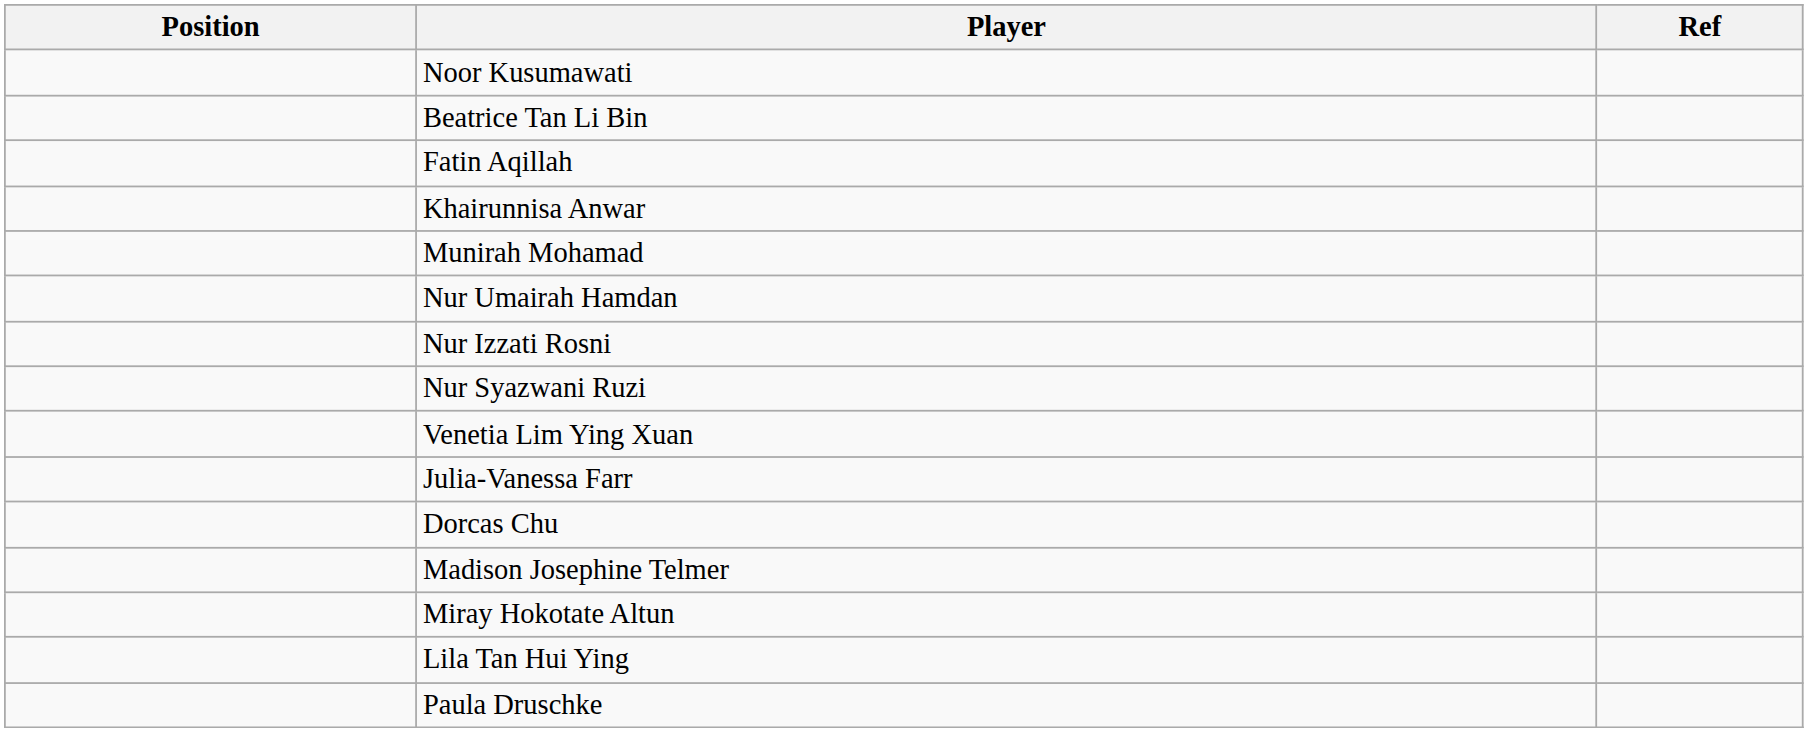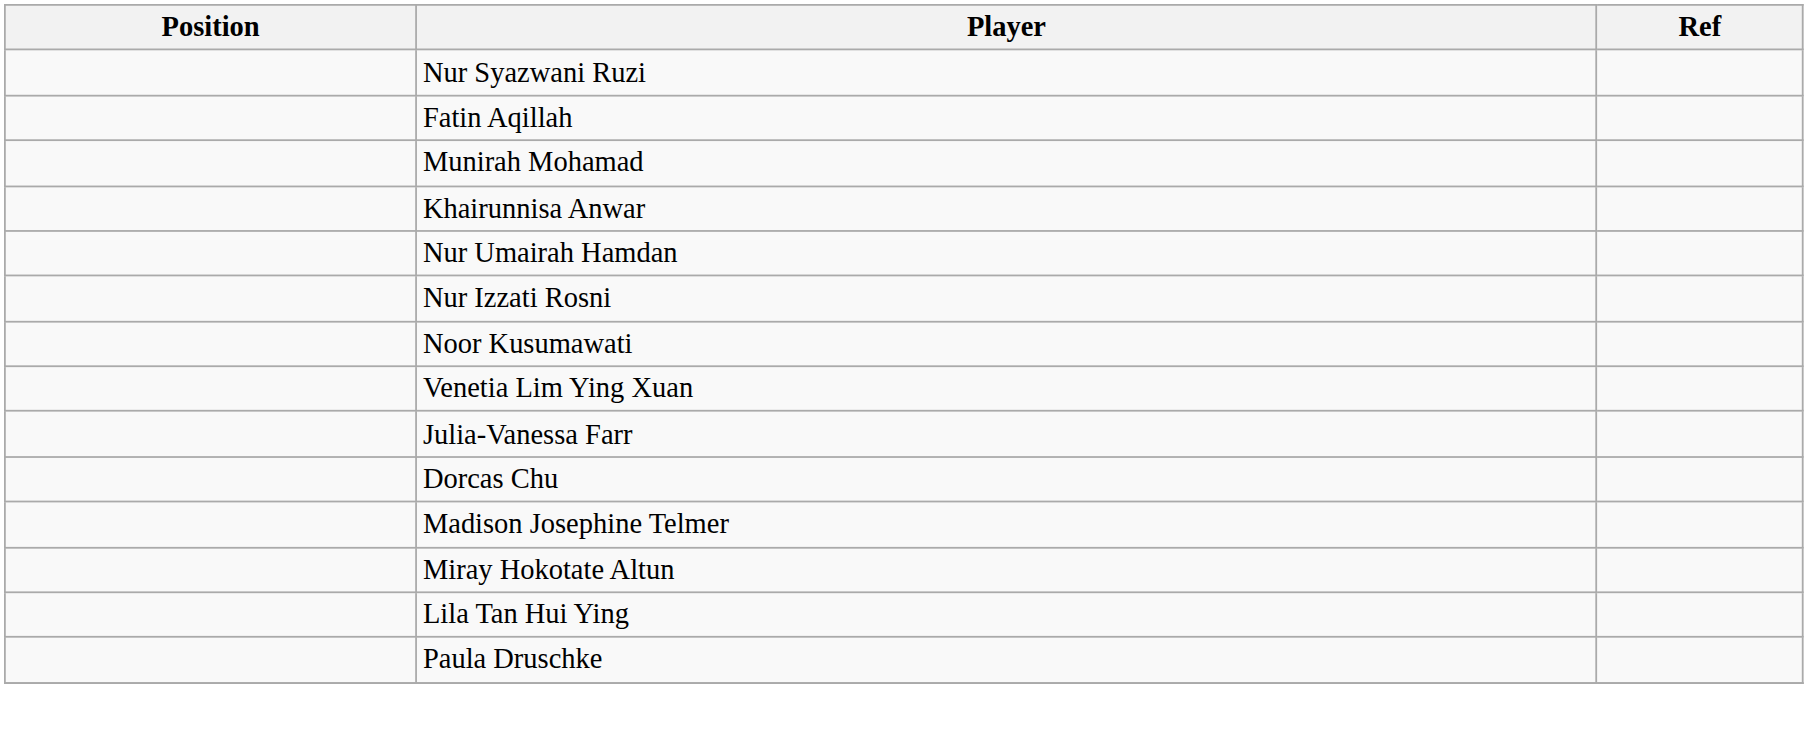rows swapped: (528, 72) <-> (534, 388)
- row: (535, 117)
rows swapped: (533, 252) <-> (534, 207)
